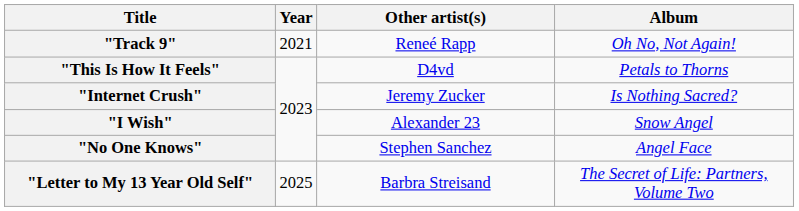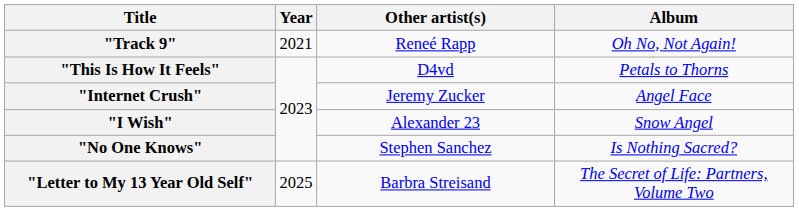(674, 95) Is Nothing Sacred? -> (674, 95) Angel Face
(674, 148) Angel Face -> (674, 148) Is Nothing Sacred?
